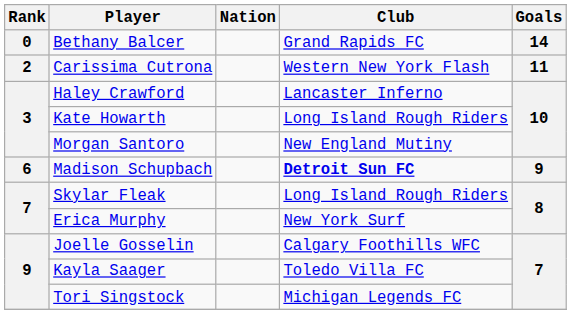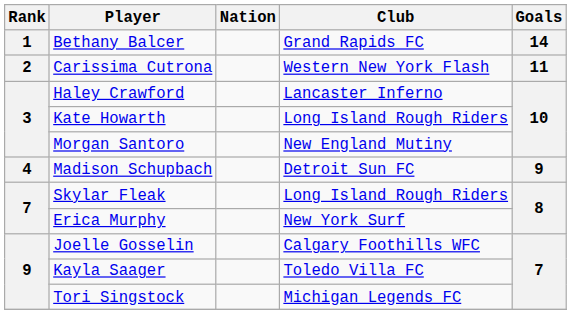(27, 43) 0 -> (27, 43) 1
(27, 170) 6 -> (27, 170) 4
(349, 170) bold -> (349, 170) normal
